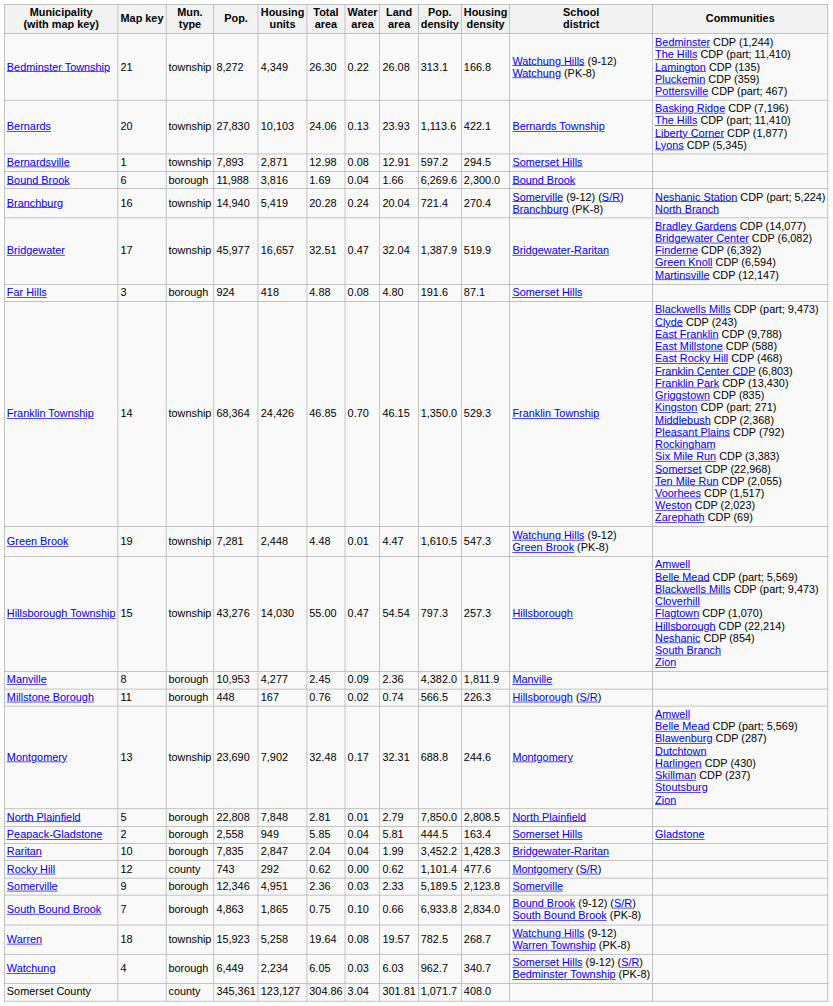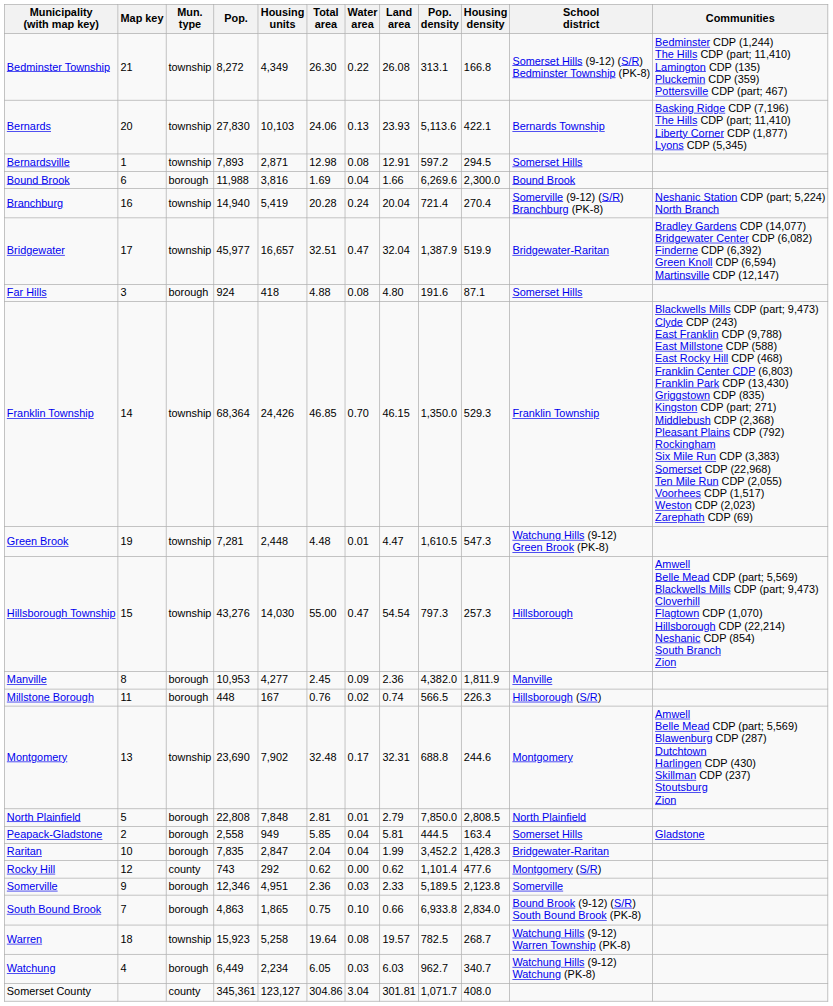(564, 67) Watchung Hills (9-12) Watchung (PK-8) -> (581, 67) Somerset Hills (9-12) (S/R) Bedminster Township (PK-8)
(438, 127) 1,113.6 -> (438, 127) 5,113.6
(581, 969) Somerset Hills (9-12) (S/R) Bedminster Township (PK-8) -> (564, 969) Watchung Hills (9-12) Watchung (PK-8)
